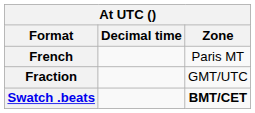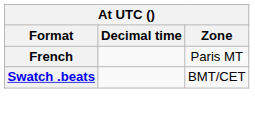- row: (51, 77)
(218, 98) bold -> (217, 77) normal
